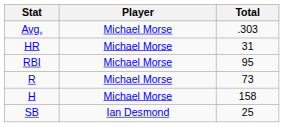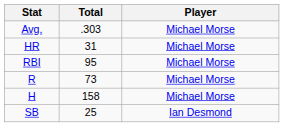columns swapped: (138, 12) <-> (248, 12)
